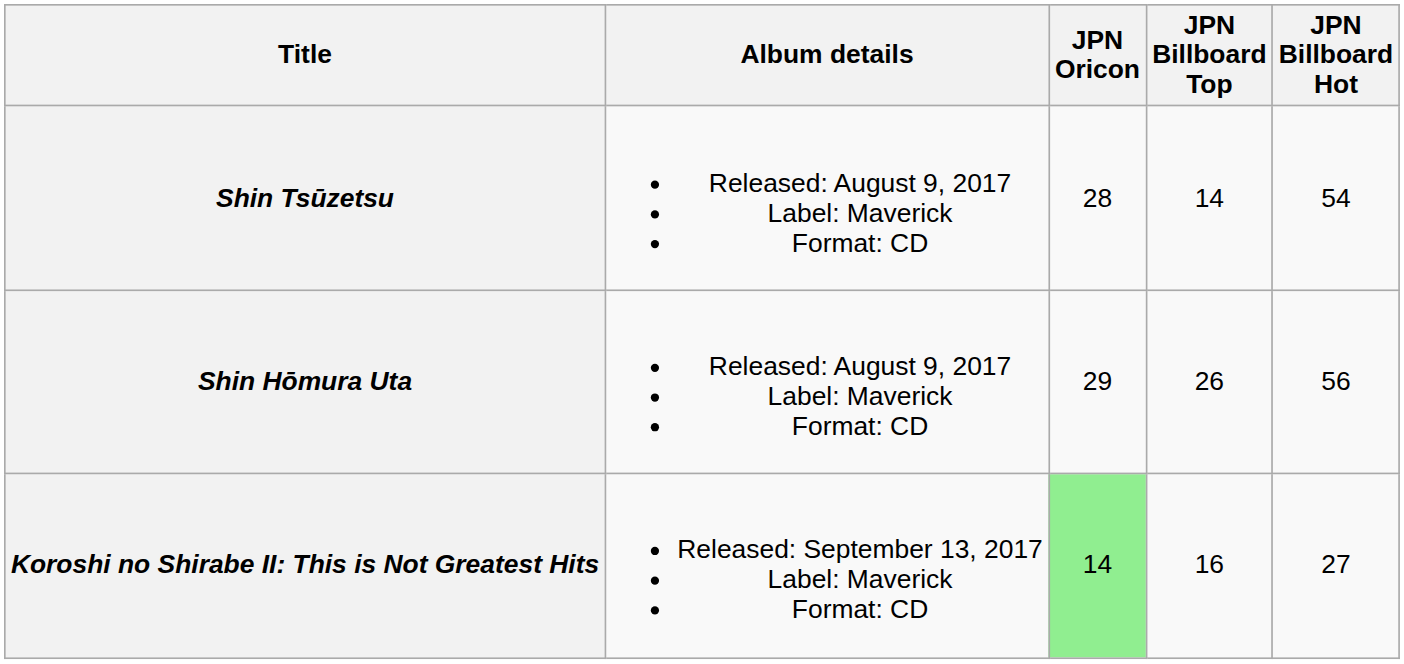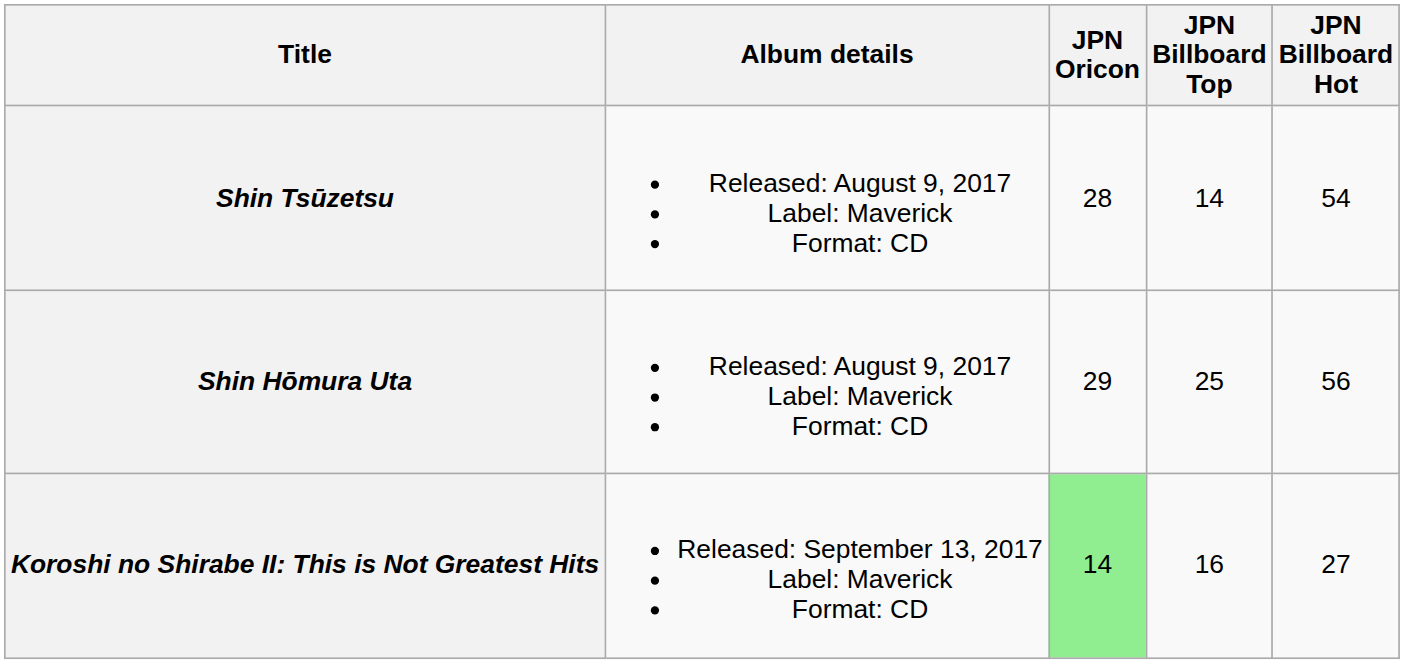(1209, 381) 26 -> (1209, 381) 25
